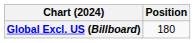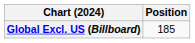(166, 29) 180 -> (166, 29) 185
